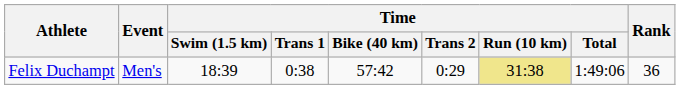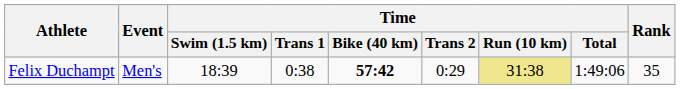(375, 71) normal -> (375, 71) bold
(651, 71) 36 -> (651, 71) 35
